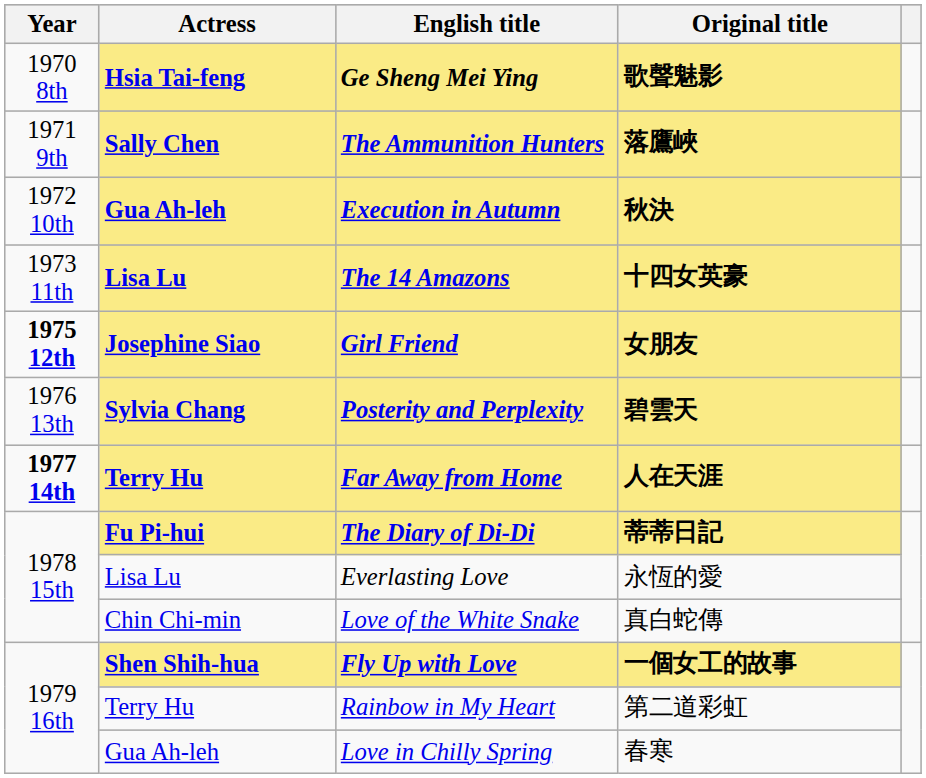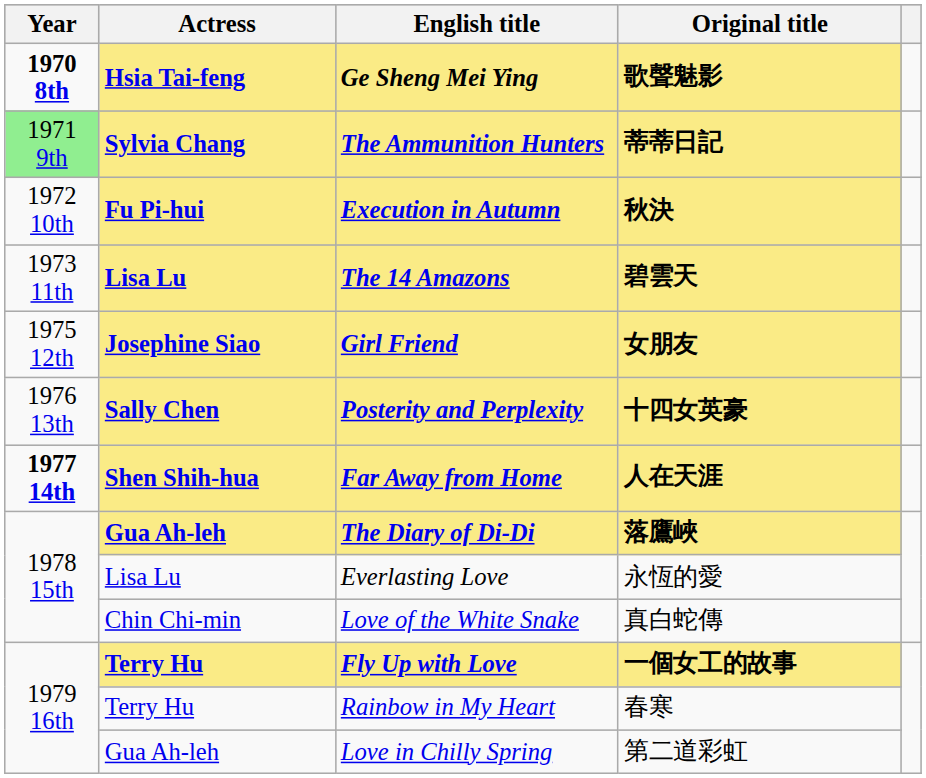(52, 76) normal -> (52, 76) bold
(52, 143) no background -> (52, 143) lightgreen background
(162, 143) Sally Chen -> (175, 143) Sylvia Chang
(661, 143) 落鷹峽 -> (673, 143) 蒂蒂日記
(165, 210) Gua Ah-leh -> (154, 210) Fu Pi-hui
(686, 276) 十四女英豪 -> (661, 276) 碧雲天
(52, 344) bold -> (52, 344) normal
(175, 410) Sylvia Chang -> (162, 410) Sally Chen
(661, 410) 碧雲天 -> (686, 410) 十四女英豪
(154, 477) Terry Hu -> (182, 477) Shen Shih-hua
(154, 533) Fu Pi-hui -> (165, 533) Gua Ah-leh
(673, 532) 蒂蒂日記 -> (661, 532) 落鷹峽
(182, 664) Shen Shih-hua -> (154, 664) Terry Hu
(686, 707) 第二道彩虹 -> (649, 707) 春寒
(649, 750) 春寒 -> (686, 750) 第二道彩虹
